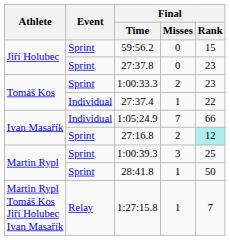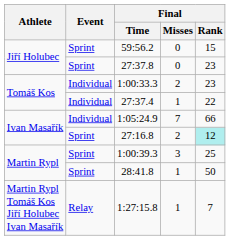(81, 83) Sprint -> (90, 83) Individual
